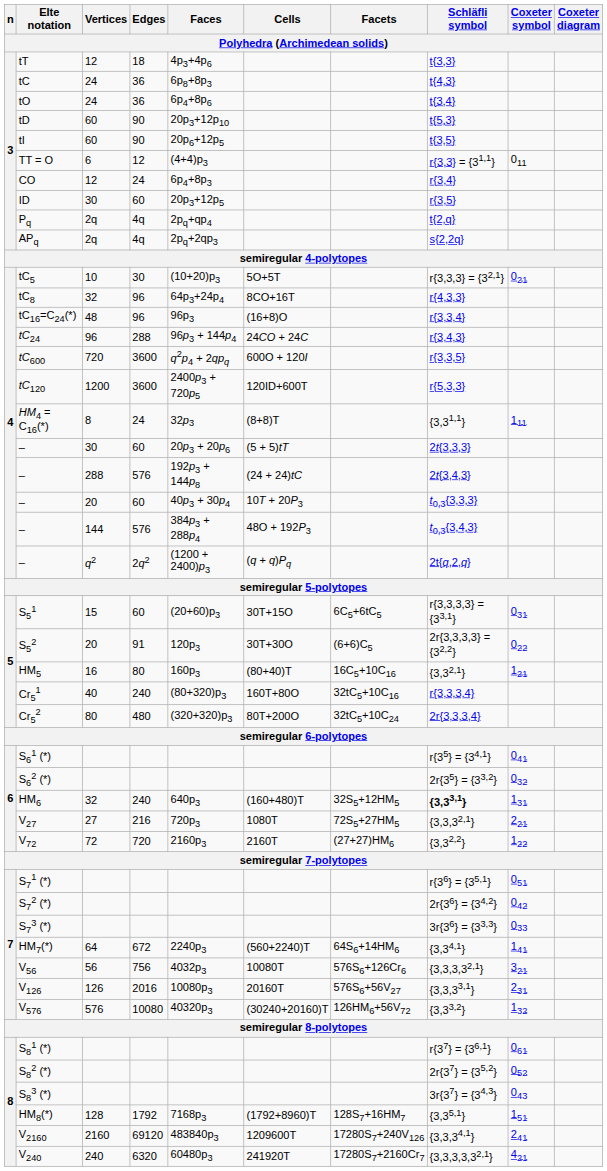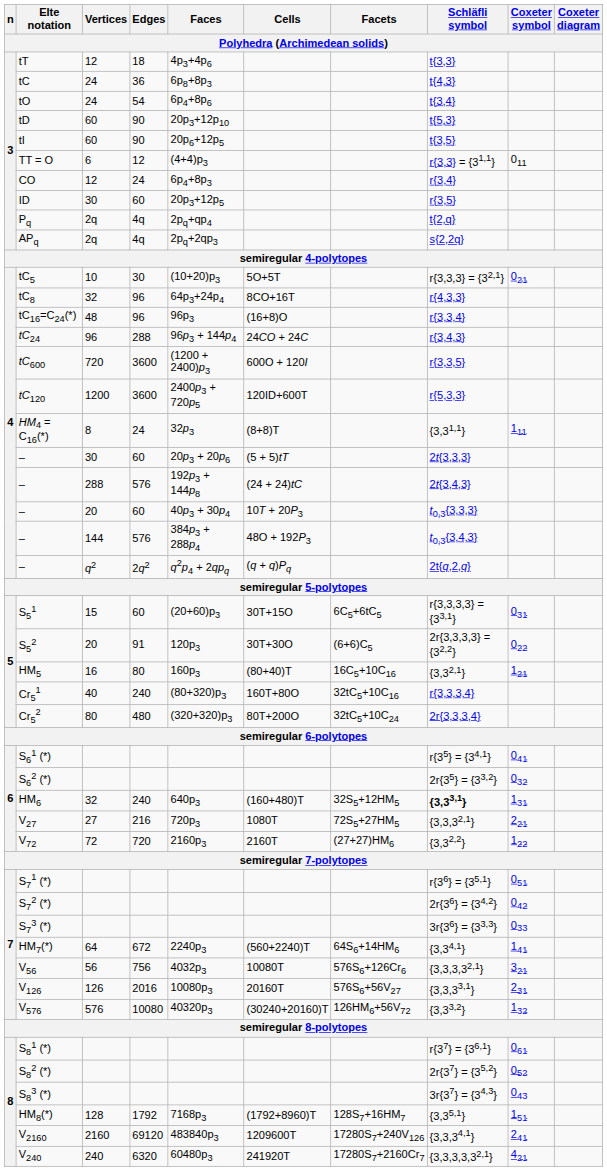(138, 101) 36 -> (138, 101) 54
(200, 358) q2p4 + 2qpq -> (190, 363) (1200 + 2400)p3
(190, 562) (1200 + 2400)p3 -> (200, 567) q2p4 + 2qpq
